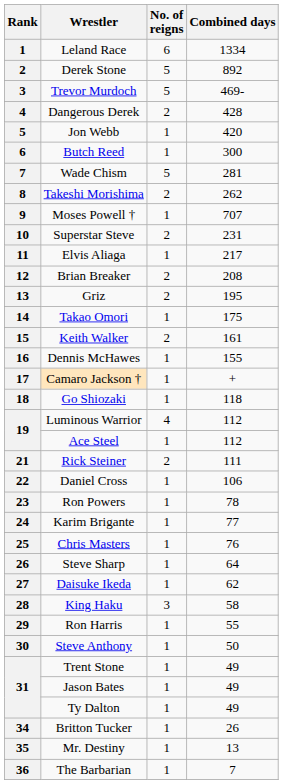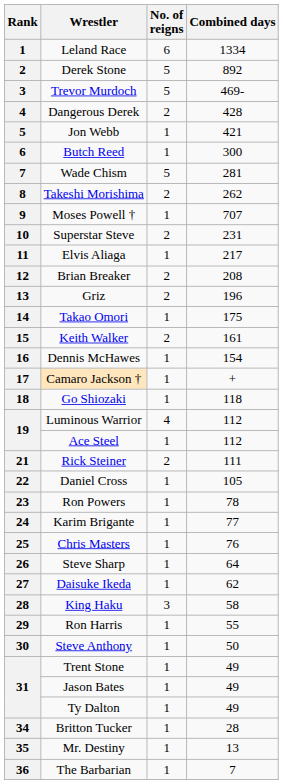(232, 132) 420 -> (232, 132) 421
(232, 296) 195 -> (232, 296) 196
(232, 358) 155 -> (232, 358) 154
(232, 481) 106 -> (232, 481) 105
(232, 728) 26 -> (232, 728) 28
